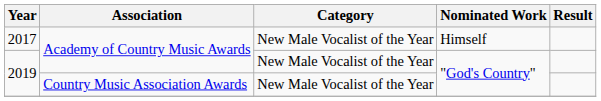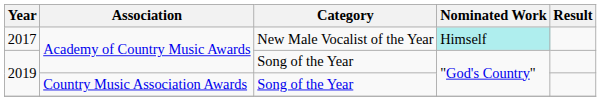(463, 38) no background -> (463, 38) paleturquoise background
(345, 61) New Male Vocalist of the Year -> (305, 61) Song of the Year
(345, 84) New Male Vocalist of the Year -> (305, 84) Song of the Year
